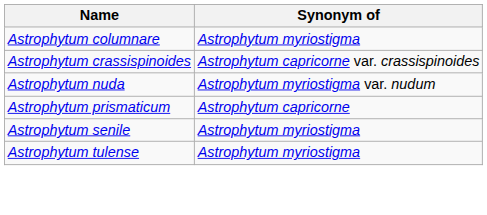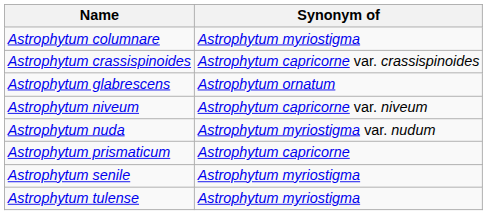+ row: (89, 84)
+ row: (73, 107)
